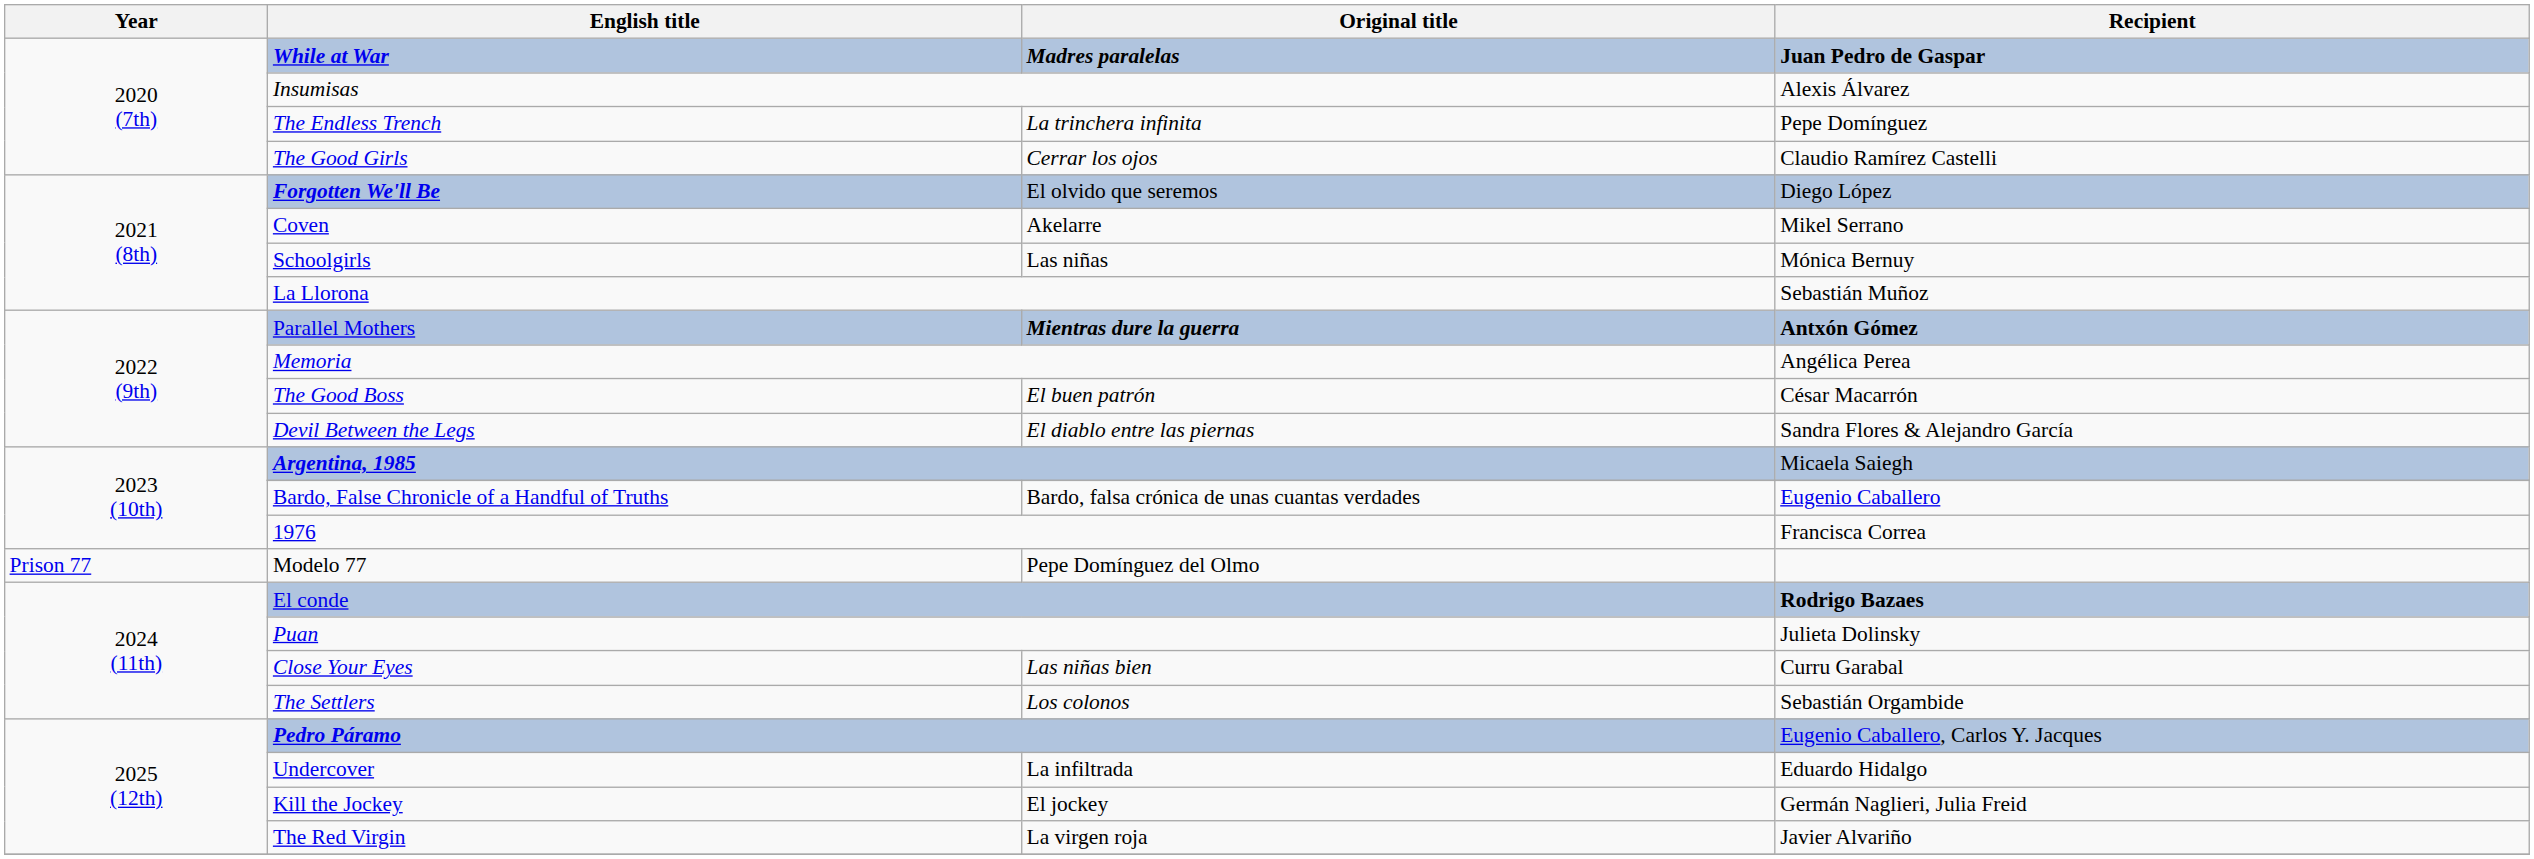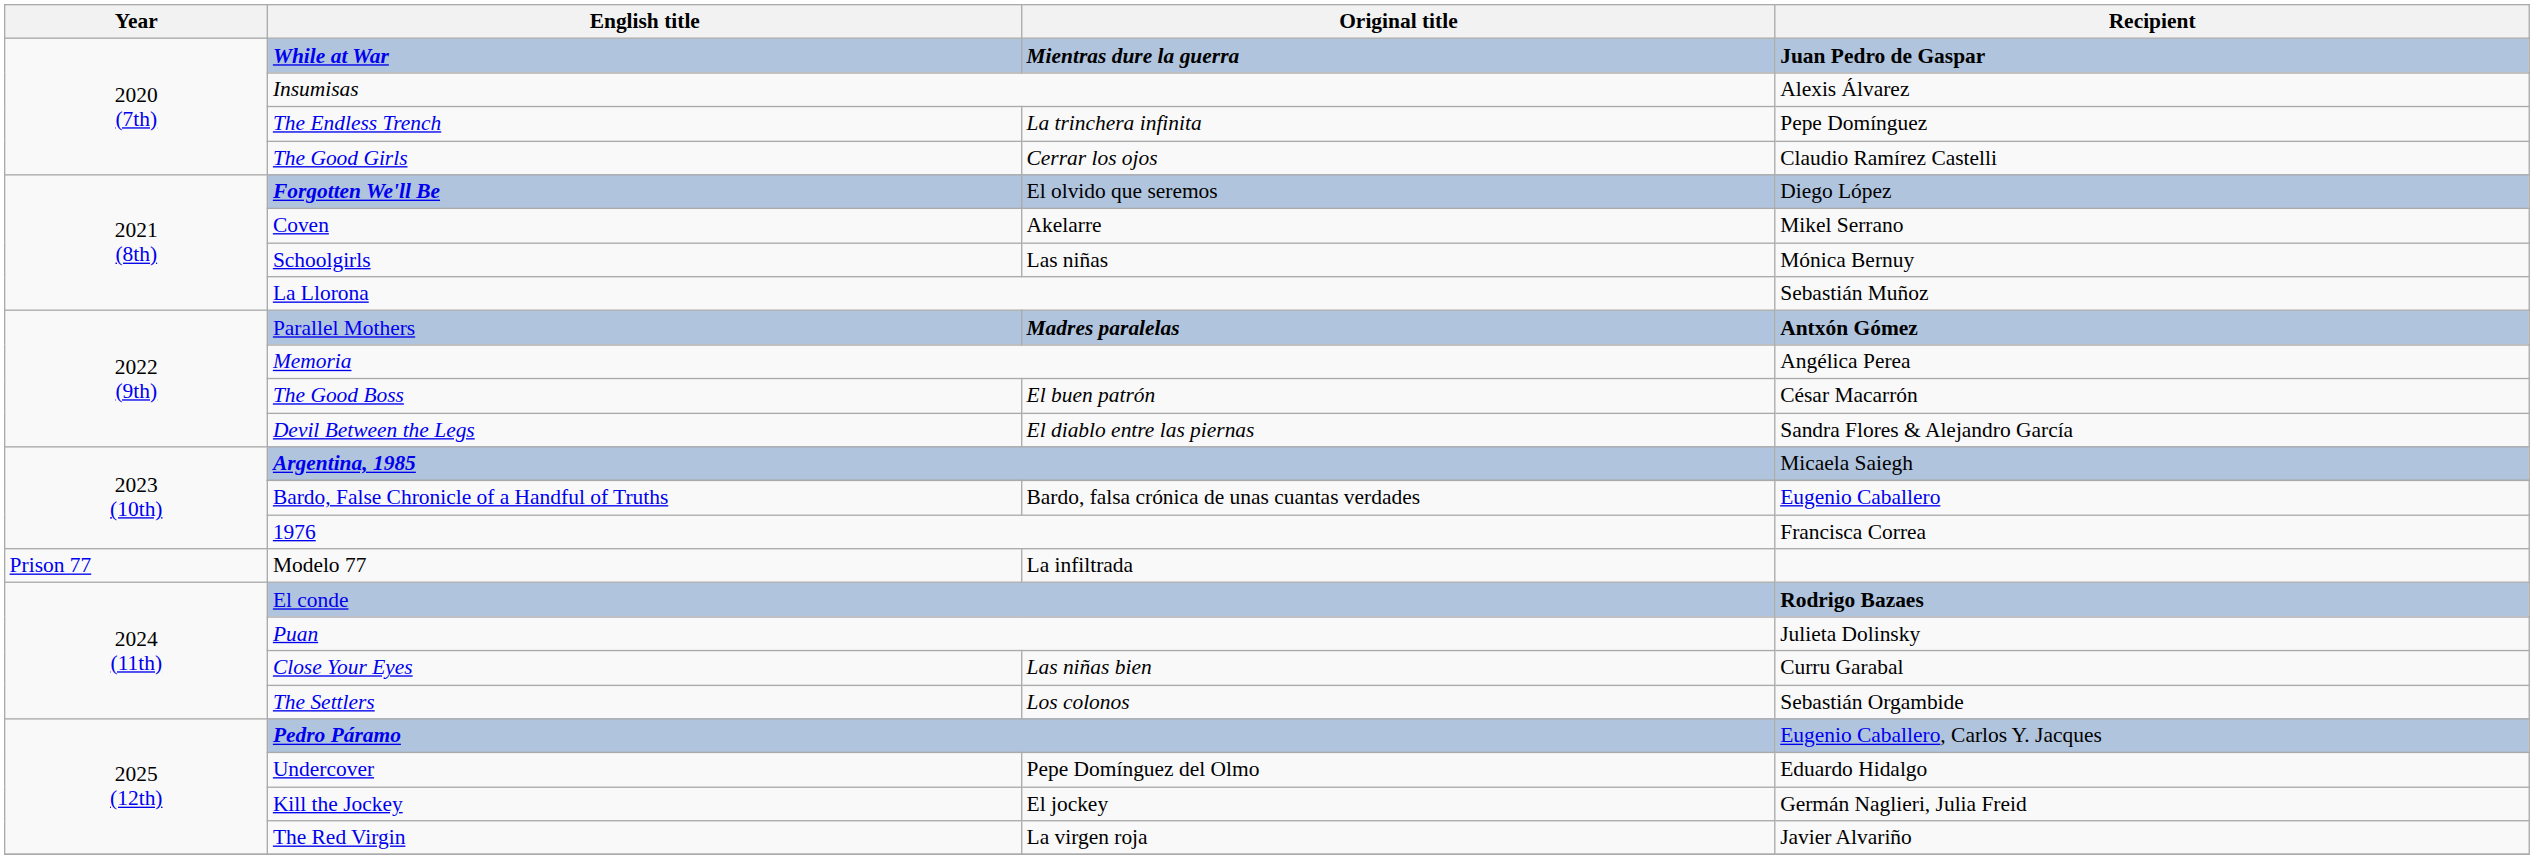(1103, 55) Madres paralelas -> (1133, 55) Mientras dure la guerra
(1133, 327) Mientras dure la guerra -> (1103, 327) Madres paralelas
(1143, 565) Pepe Domínguez del Olmo -> (1080, 565) La infiltrada
(1080, 769) La infiltrada -> (1143, 769) Pepe Domínguez del Olmo
